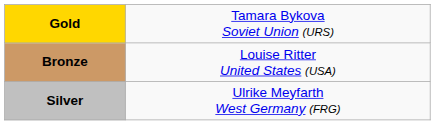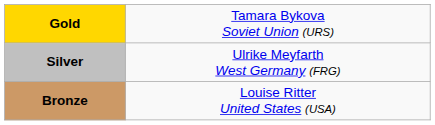rows swapped: (65, 100) <-> (65, 61)
